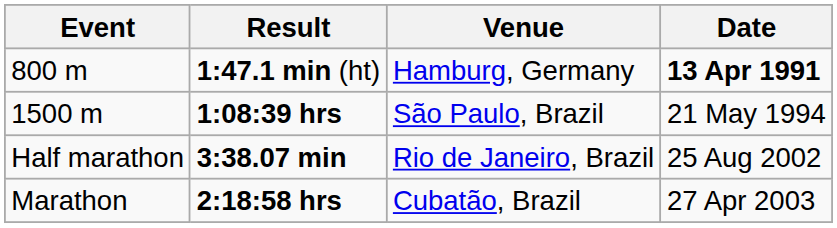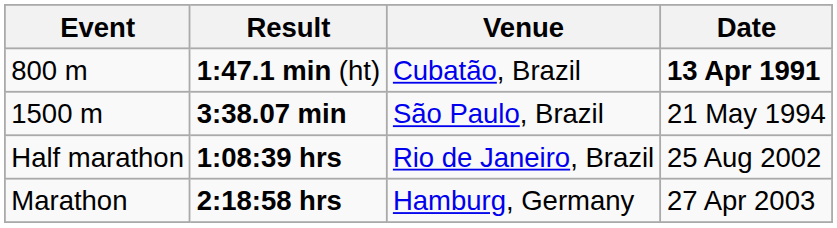(514, 70) Hamburg, Germany -> (487, 70) Cubatão, Brazil
(269, 114) 1:08:39 hrs -> (272, 114) 3:38.07 min
(272, 158) 3:38.07 min -> (269, 158) 1:08:39 hrs
(487, 201) Cubatão, Brazil -> (514, 201) Hamburg, Germany
